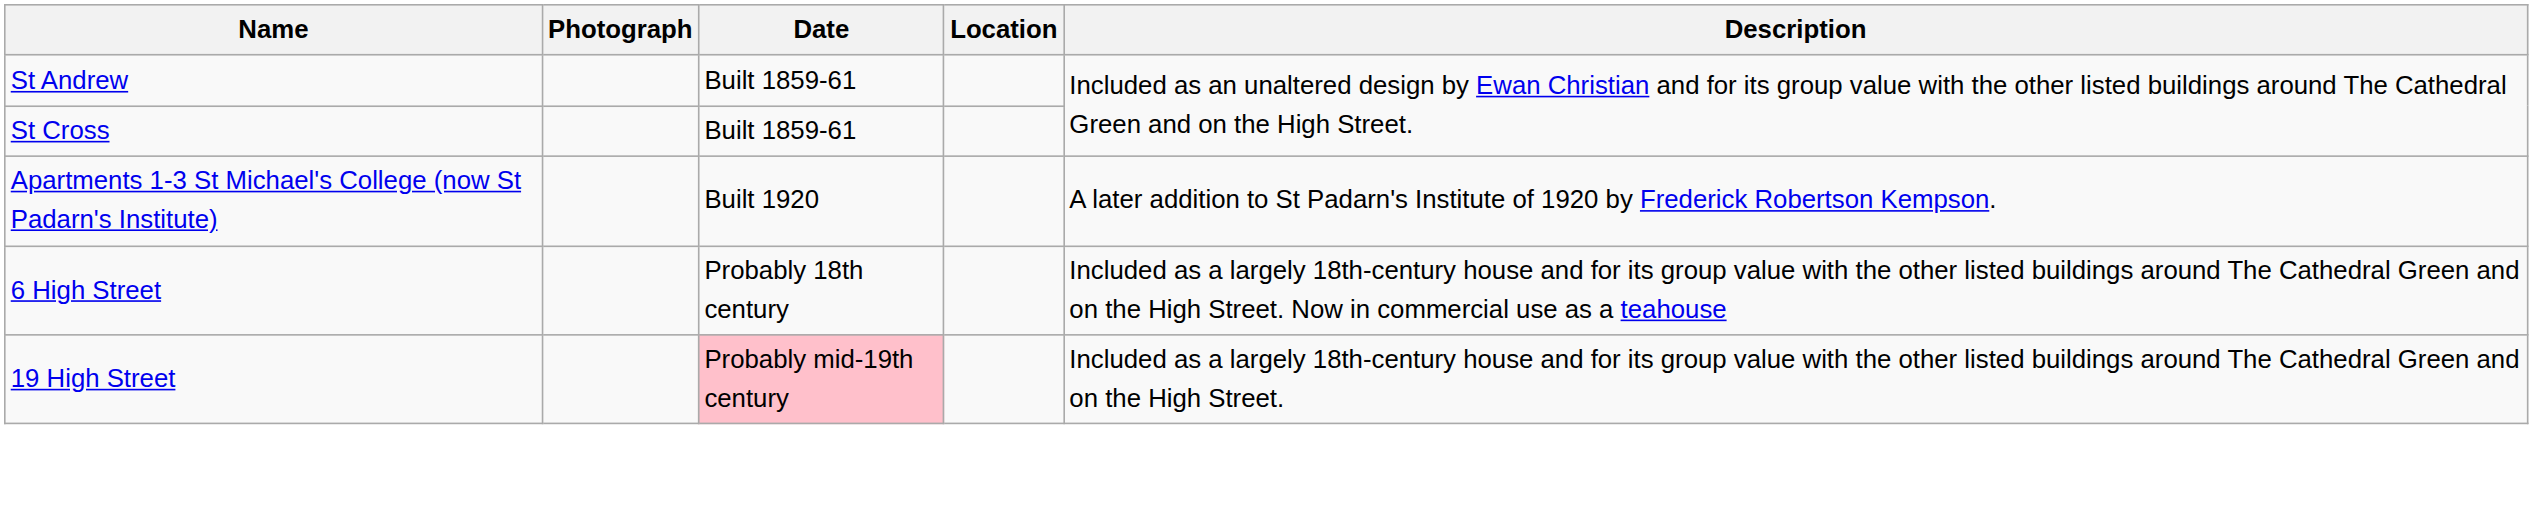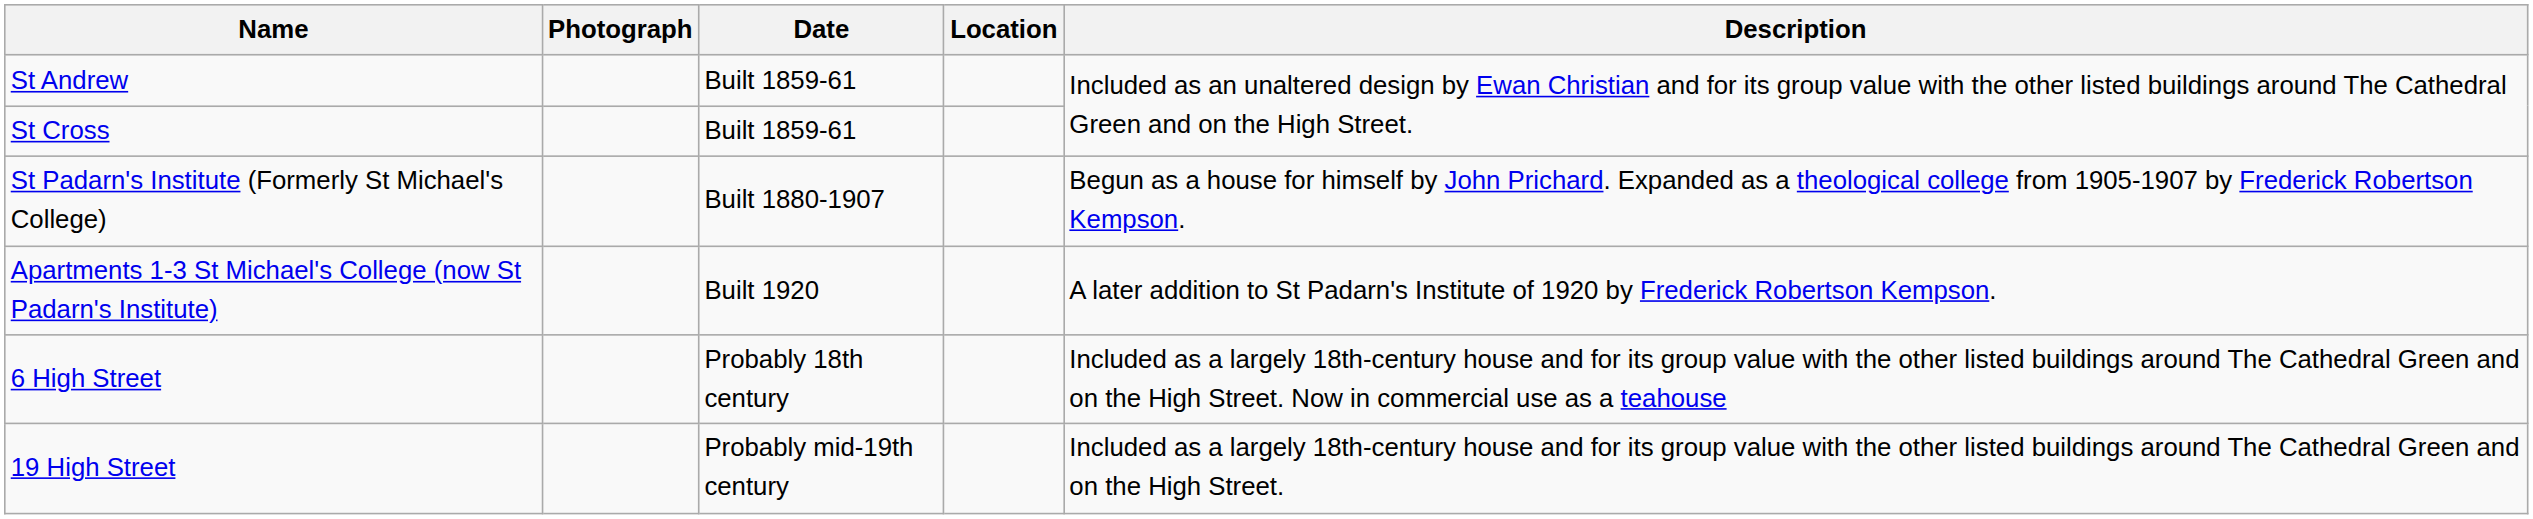+ row: (257, 200)
(809, 378) pink background -> (809, 468) no background
